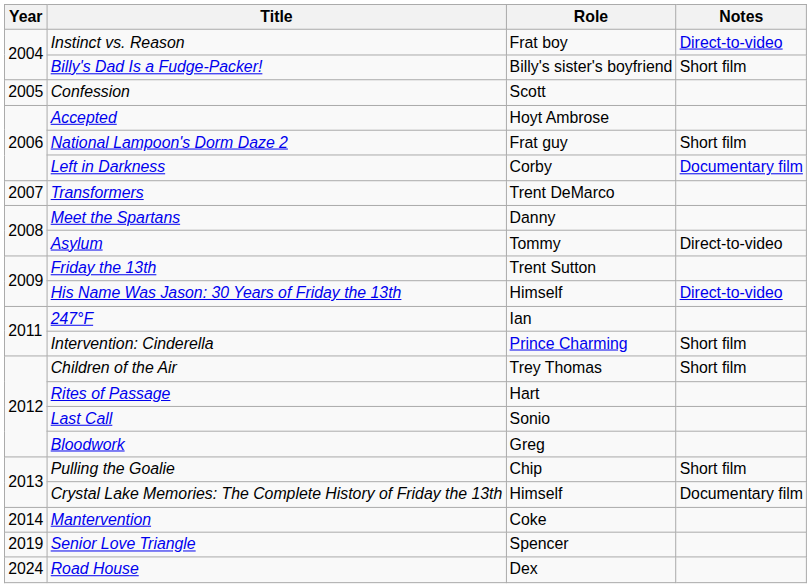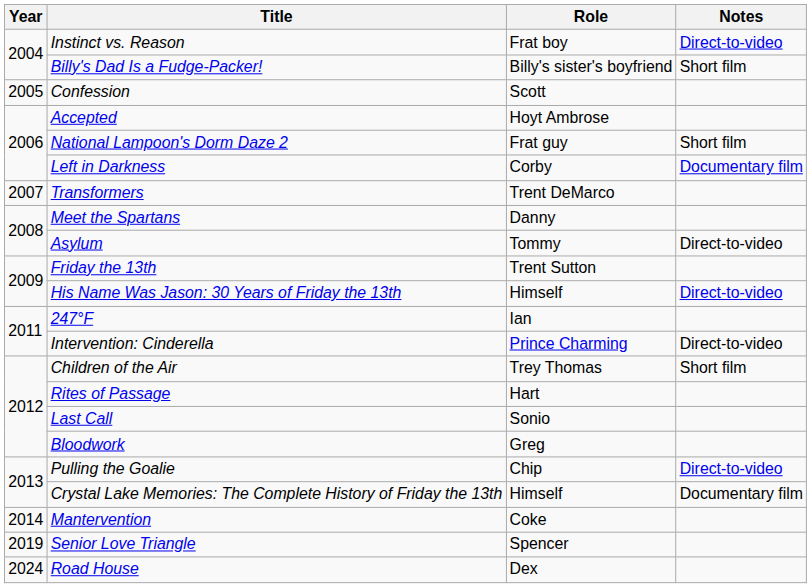(713, 343) Short film -> (731, 343) Direct-to-video
(713, 469) Short film -> (731, 469) Direct-to-video
